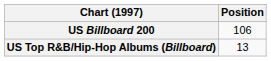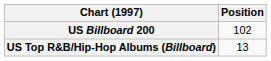(242, 30) 106 -> (242, 30) 102
